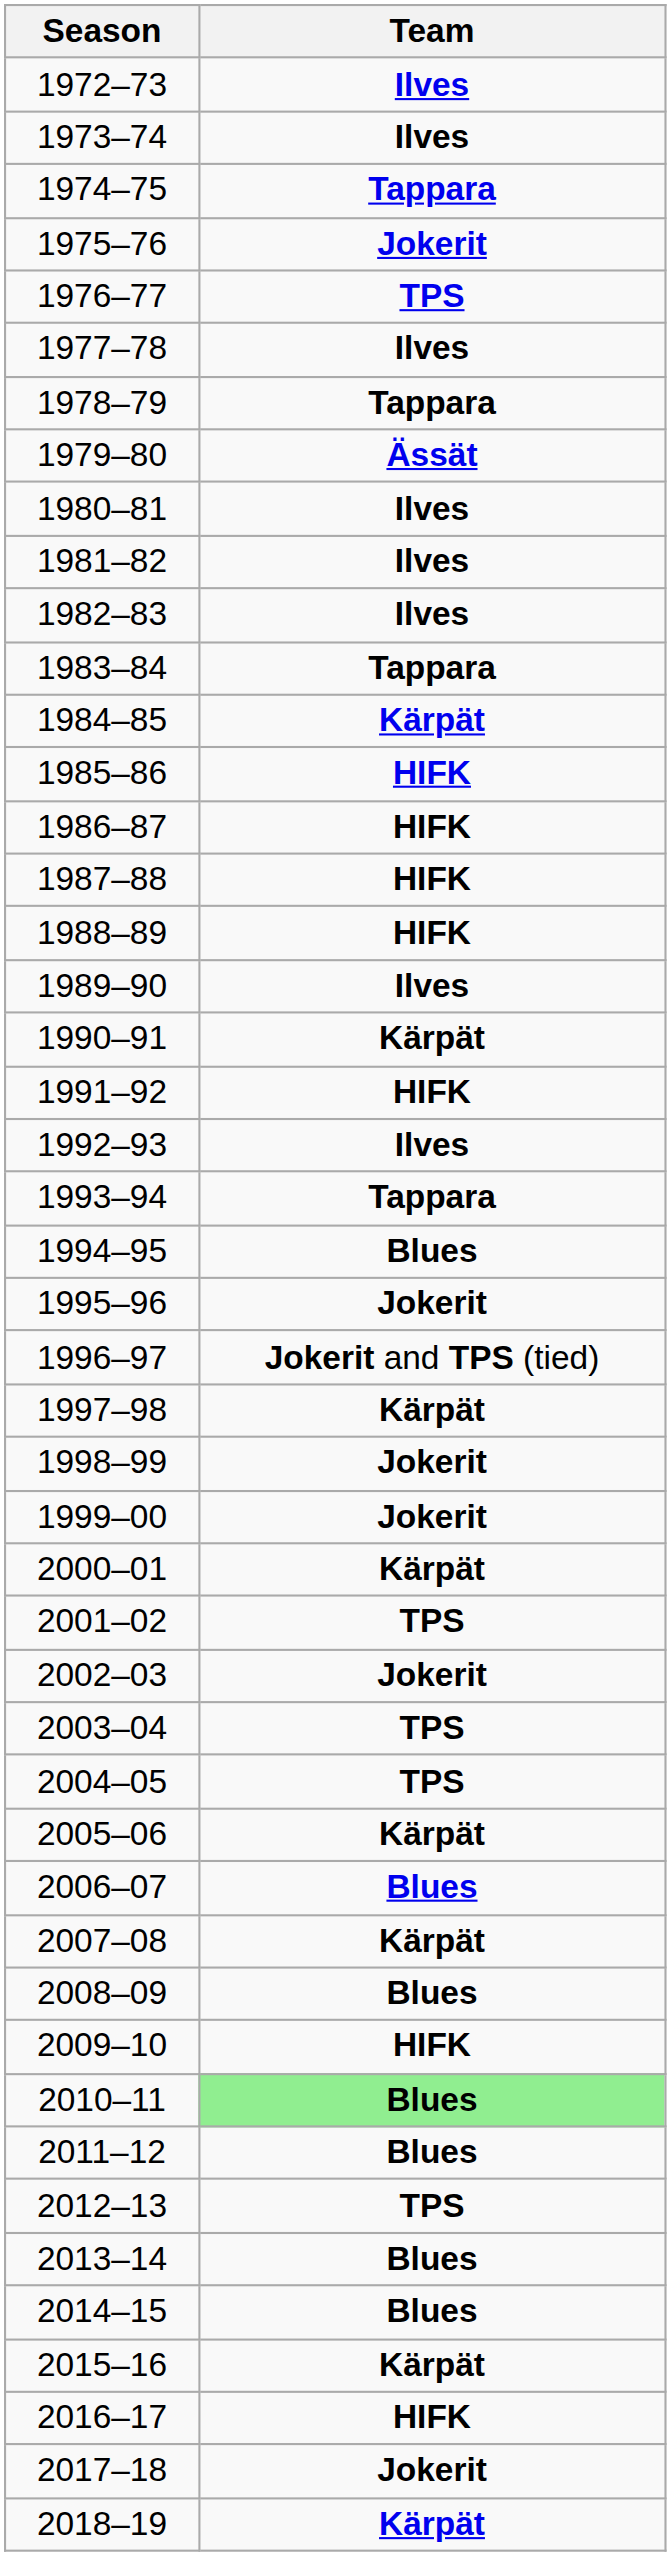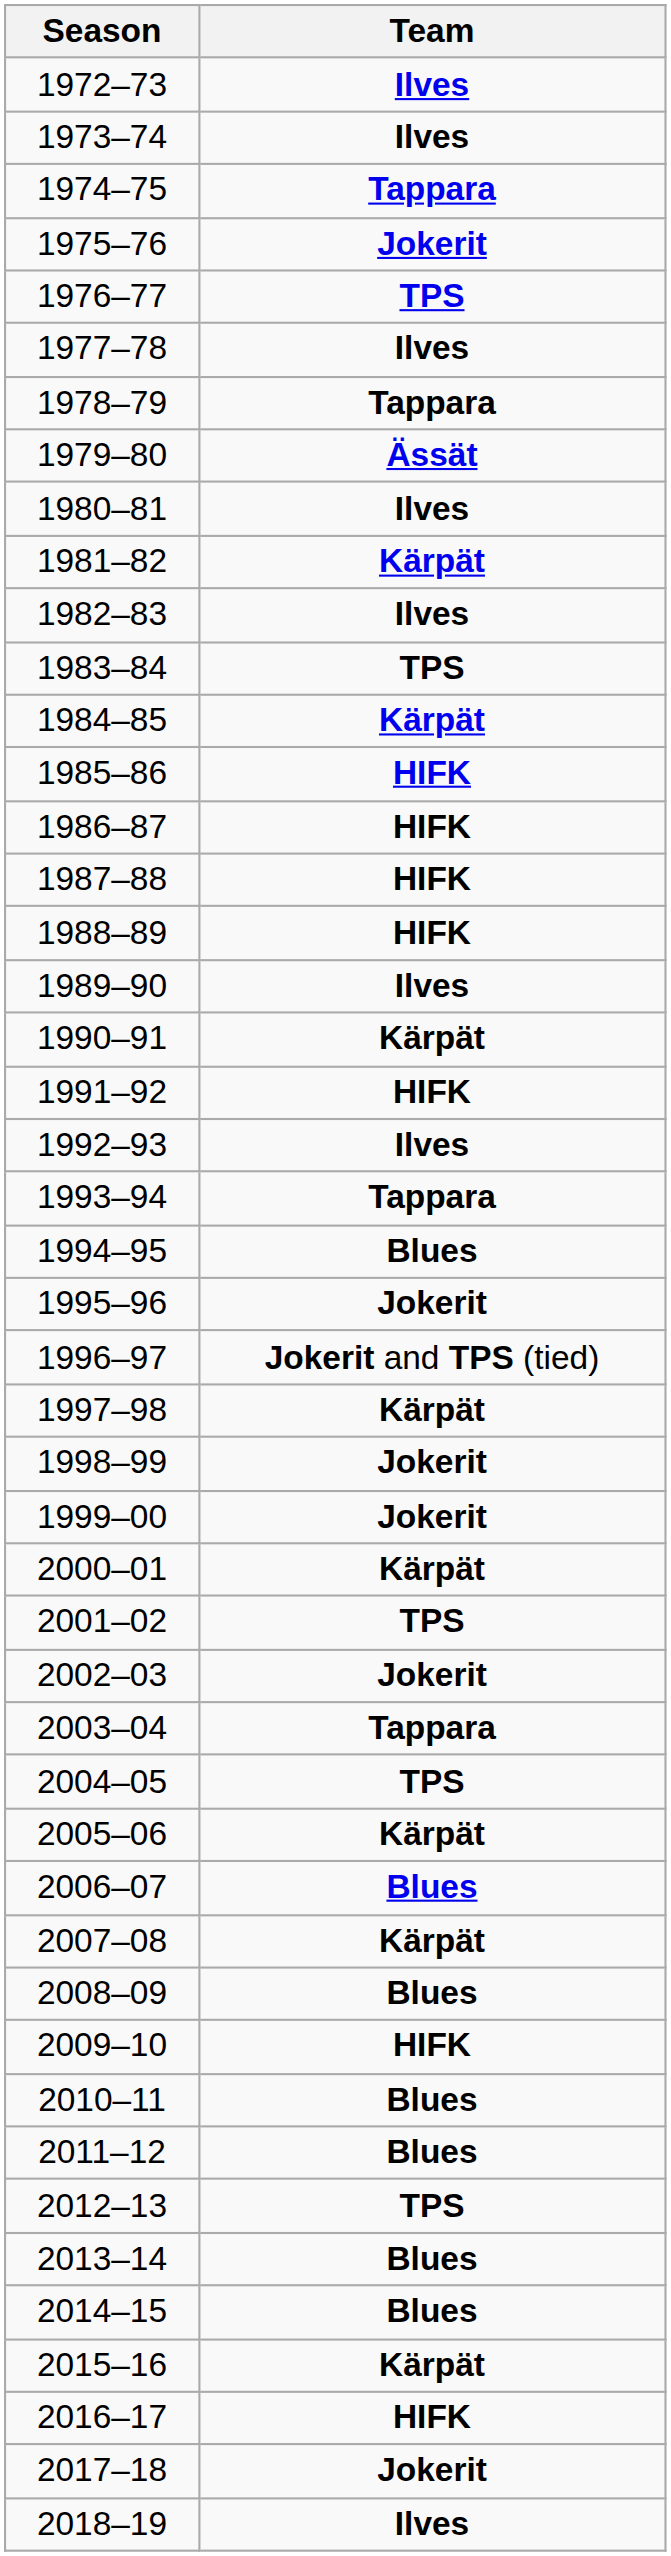(432, 561) Ilves -> (432, 561) Kärpät
(432, 667) Tappara -> (432, 667) TPS
(432, 1728) TPS -> (432, 1728) Tappara
(432, 2099) lightgreen background -> (432, 2099) no background
(432, 2523) Kärpät -> (432, 2523) Ilves
